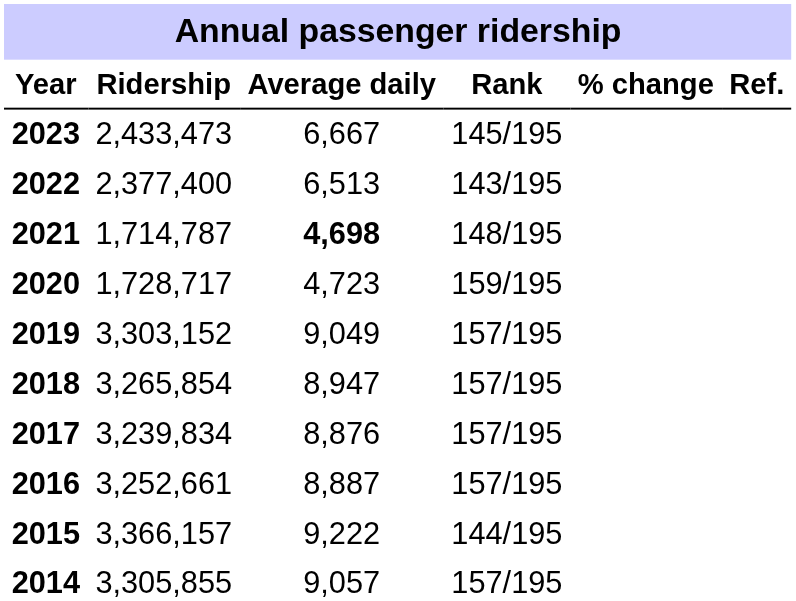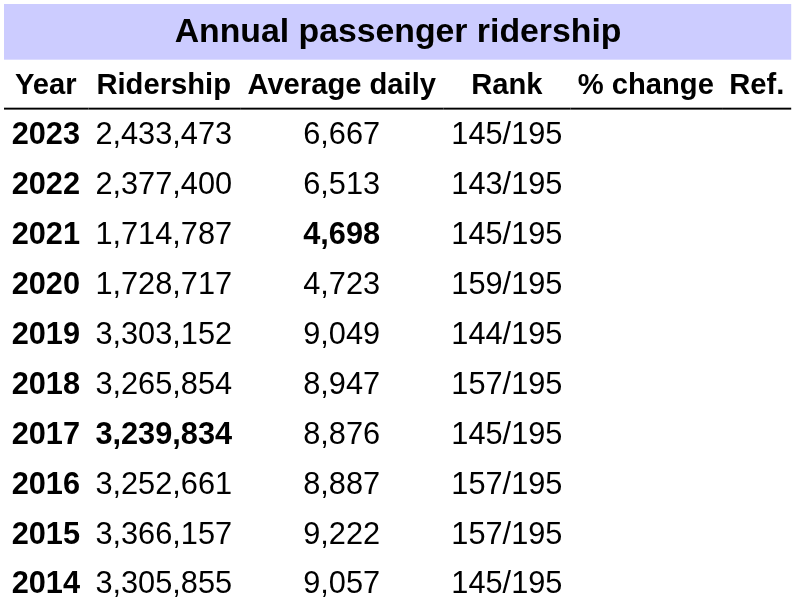(507, 233) 148/195 -> (507, 233) 145/195
(507, 333) 157/195 -> (507, 333) 144/195
(164, 433) normal -> (164, 433) bold
(507, 433) 157/195 -> (507, 433) 145/195
(507, 533) 144/195 -> (507, 533) 157/195
(507, 583) 157/195 -> (507, 583) 145/195
